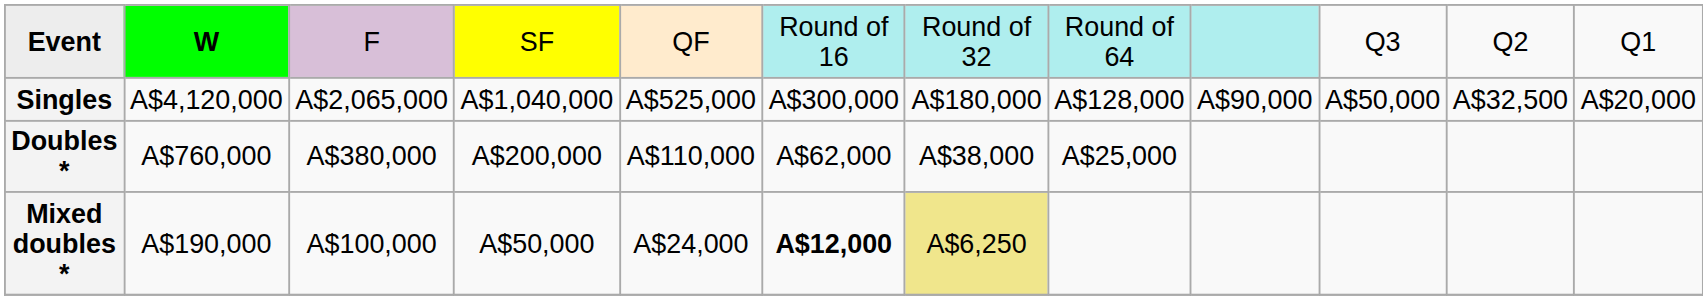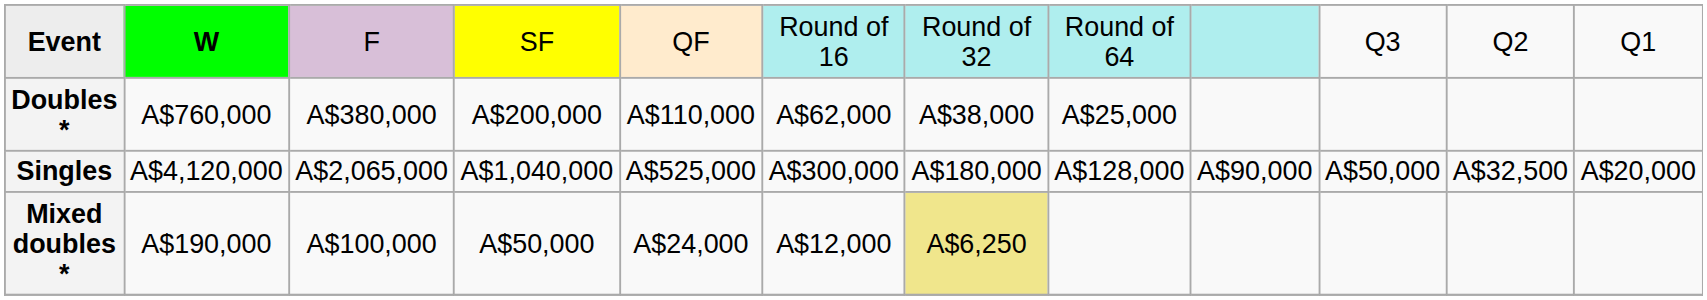rows swapped: (64, 99) <-> (64, 157)
(834, 244) bold -> (834, 244) normal
